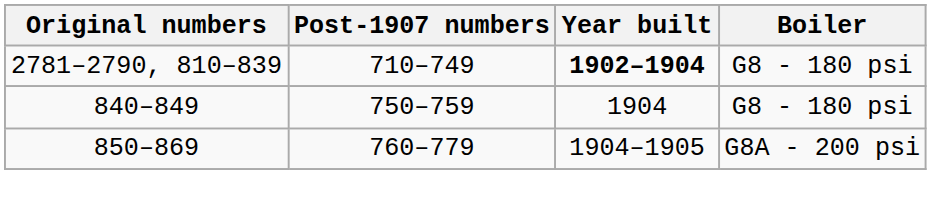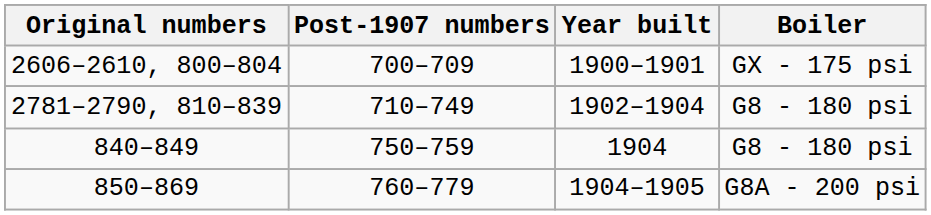+ row: (146, 66)
(637, 66) bold -> (637, 107) normal
